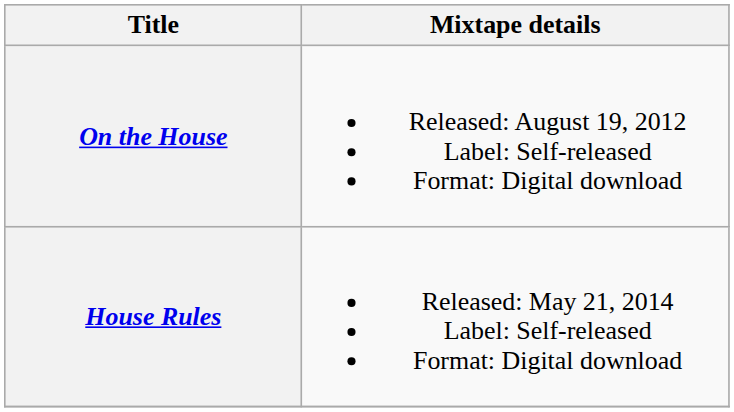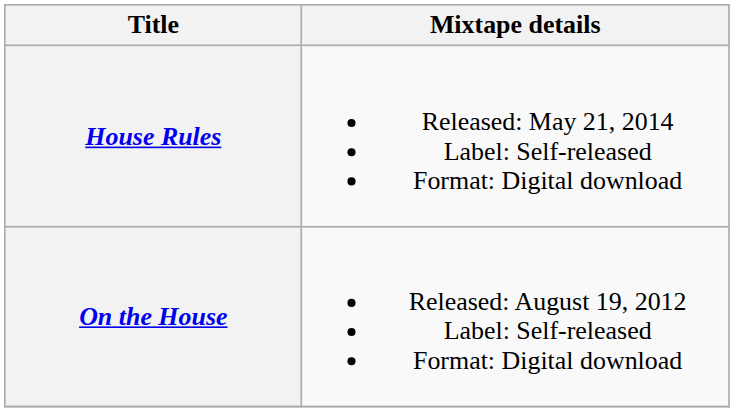rows swapped: (153, 135) <-> (153, 316)
